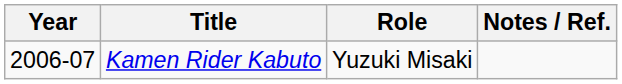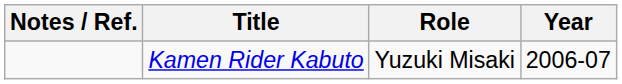columns swapped: (53, 22) <-> (547, 22)
